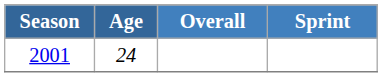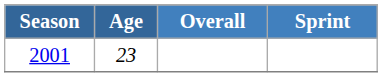(126, 55) 24 -> (126, 55) 23
